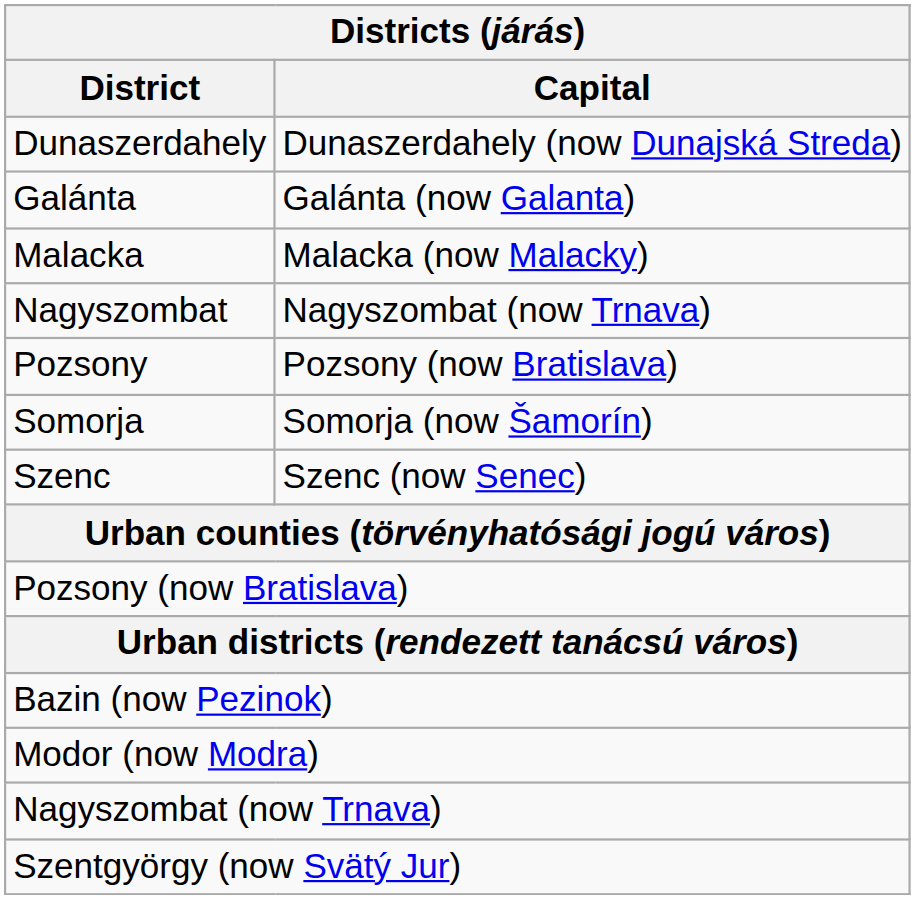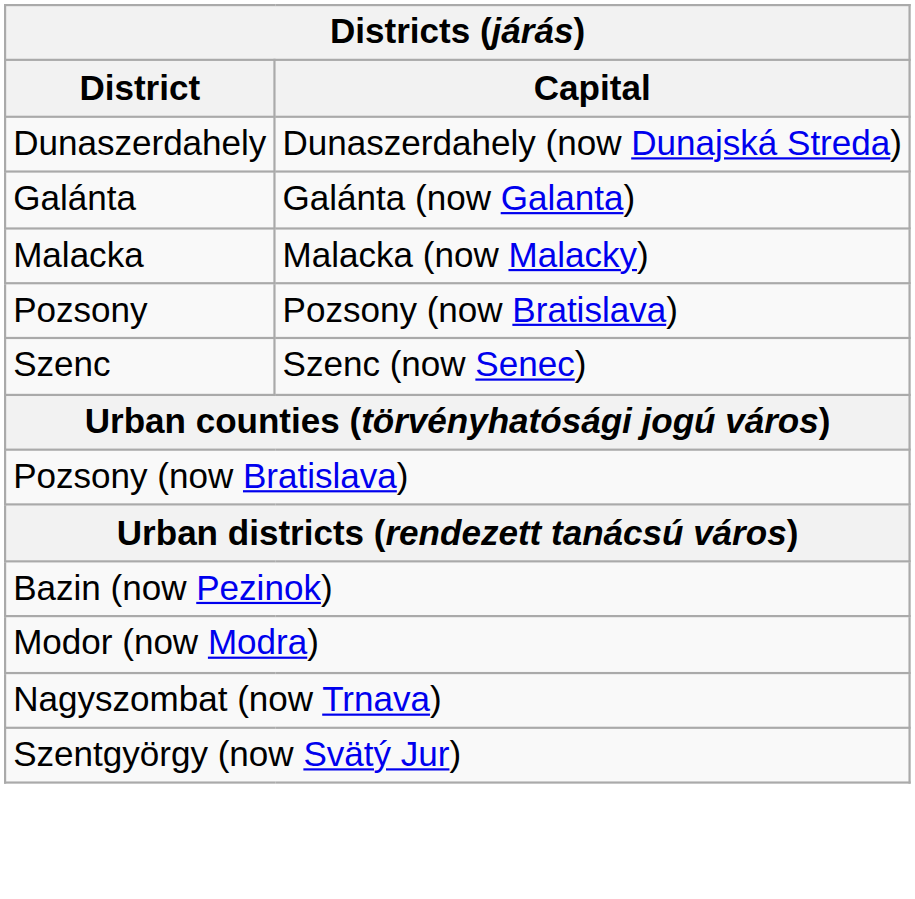- row: (120, 310)
- row: (78, 421)
